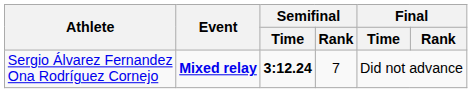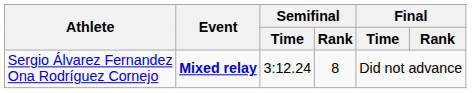(288, 69) bold -> (287, 69) normal
(336, 69) 7 -> (335, 69) 8
